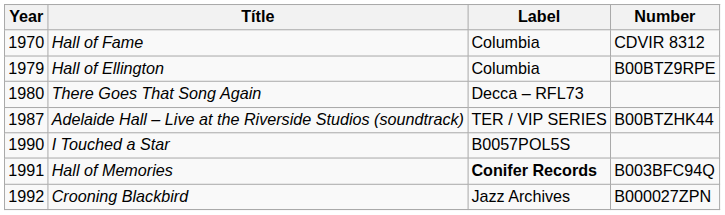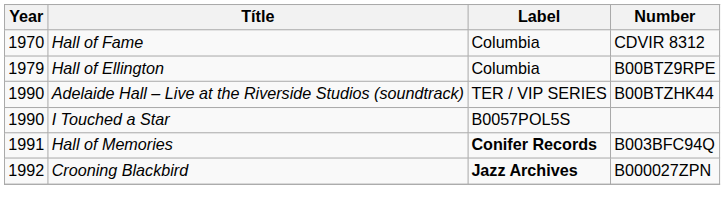- row: (156, 94)
(26, 119) 1987 -> (26, 94) 1990
(521, 196) normal -> (525, 171) bold
